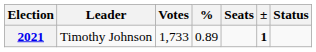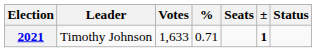(174, 36) 1,733 -> (174, 36) 1,633
(207, 36) 0.89 -> (207, 36) 0.71
